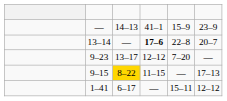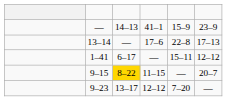(154, 42) bold -> (154, 42) normal
(208, 42) 20–7 -> (208, 42) 17–13
rows swapped: (99, 88) <-> (99, 58)
(208, 73) 17–13 -> (208, 73) 20–7
